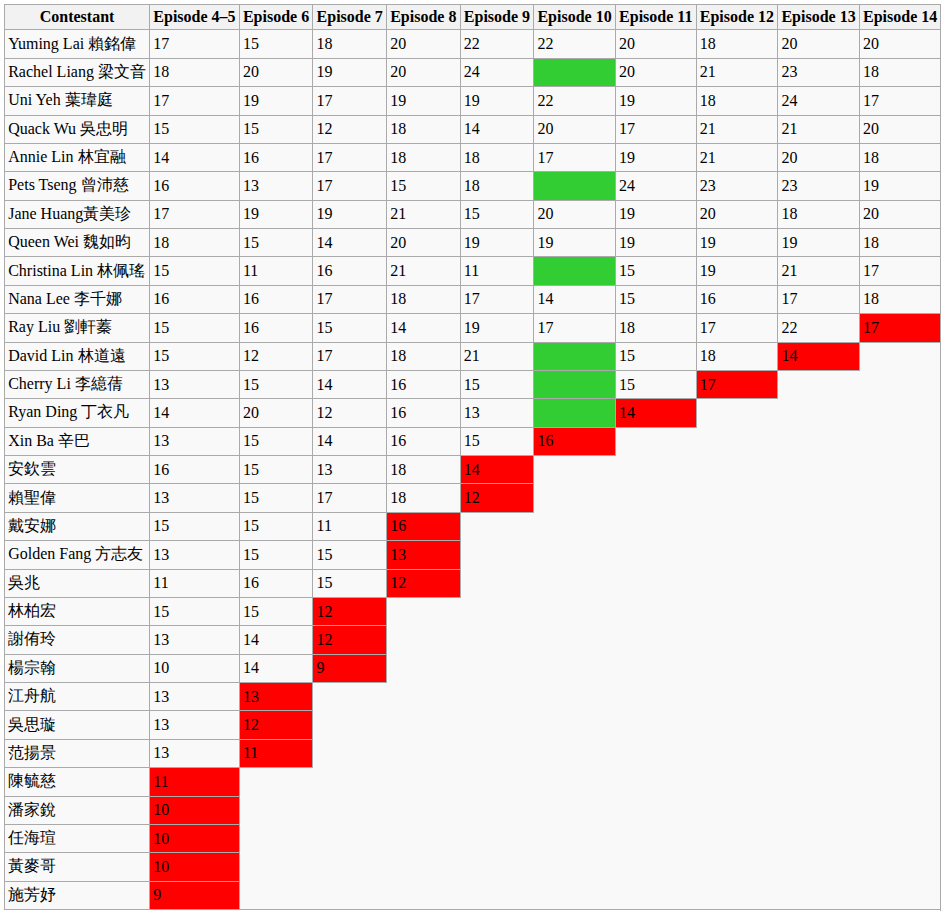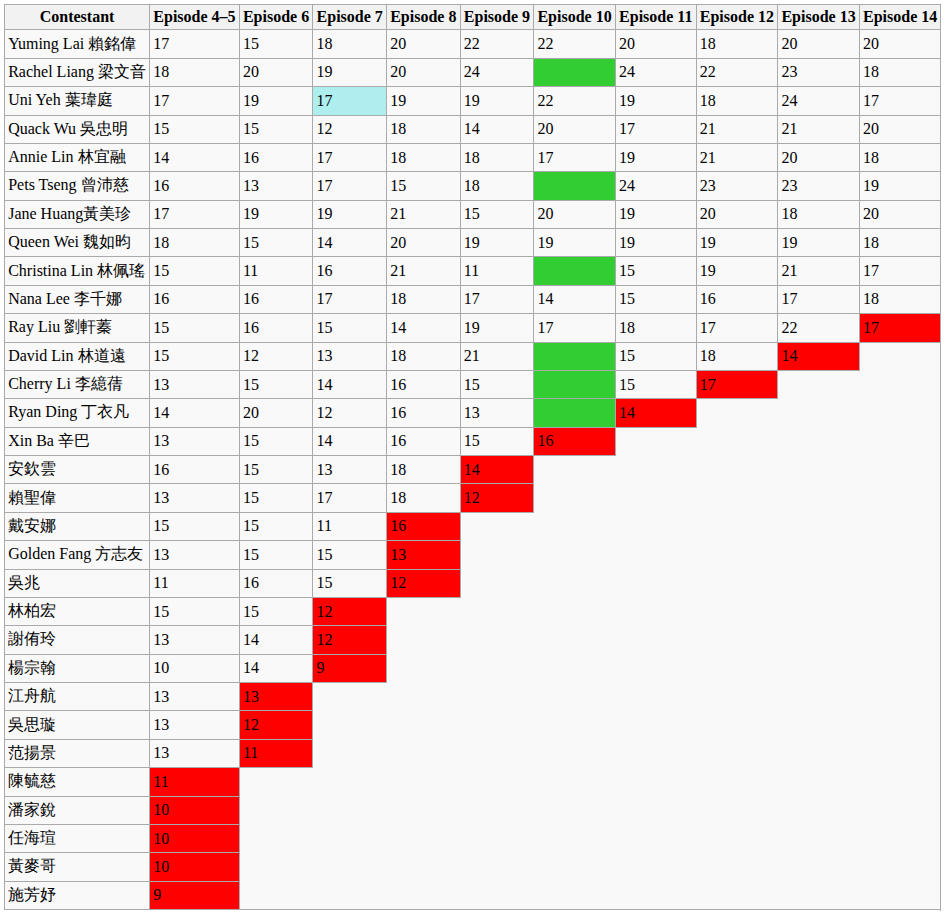(627, 72) 20 -> (627, 72) 24
(708, 72) 21 -> (708, 72) 22
(325, 100) no background -> (325, 100) paleturquoise background
(325, 356) 17 -> (325, 356) 13
